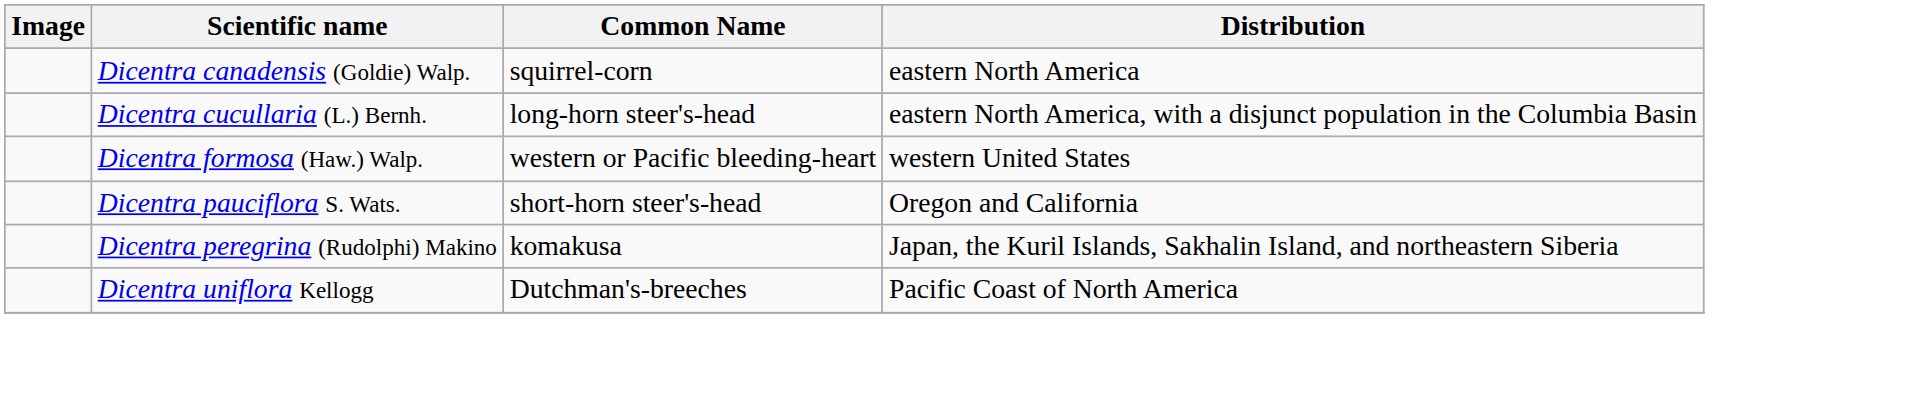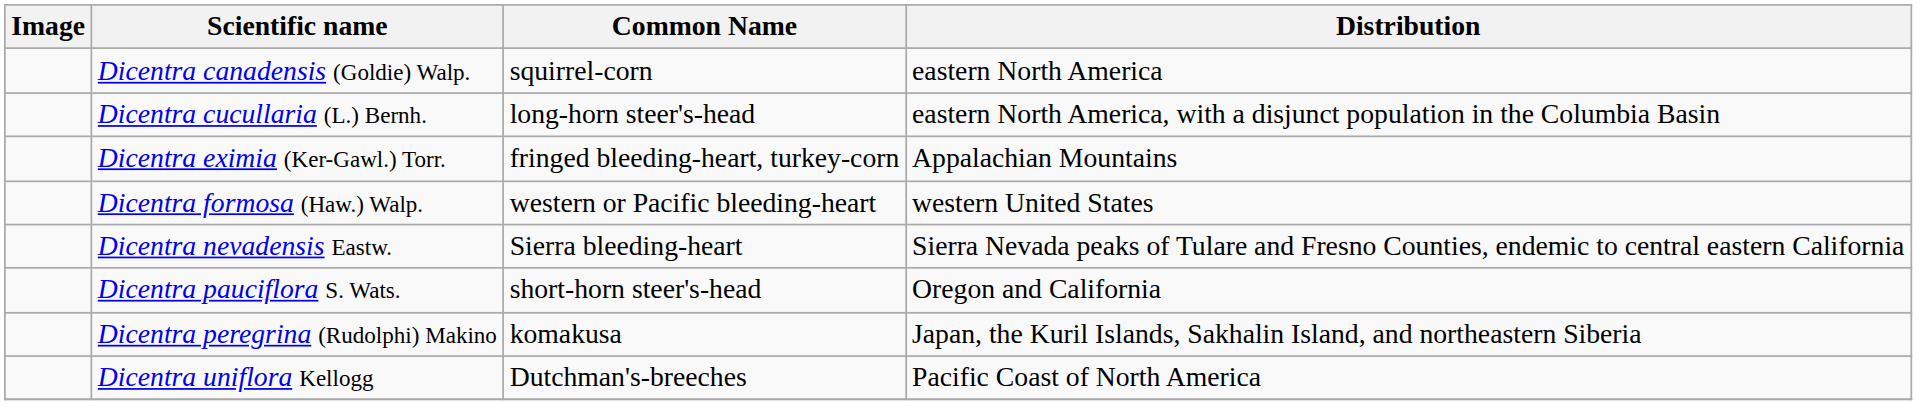+ row: (272, 158)
+ row: (245, 245)
